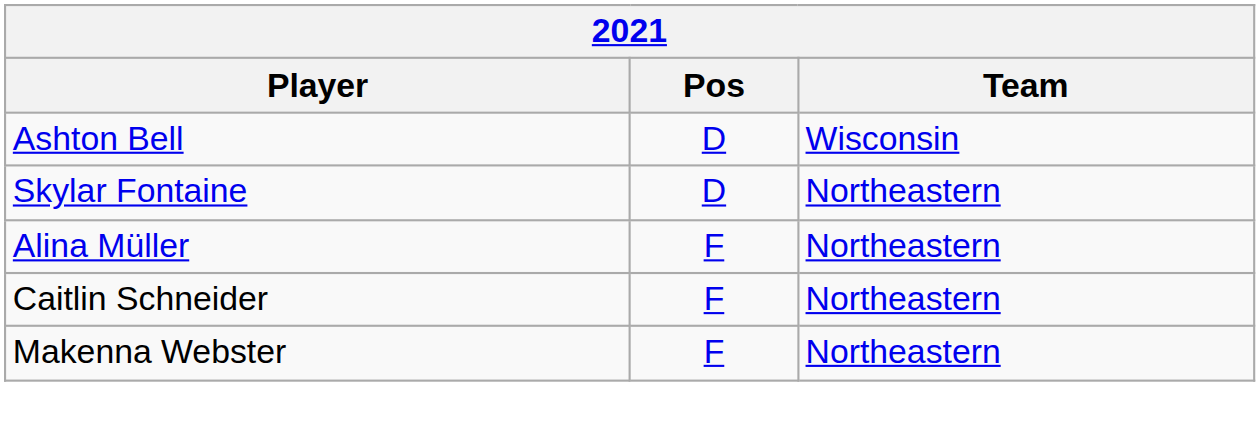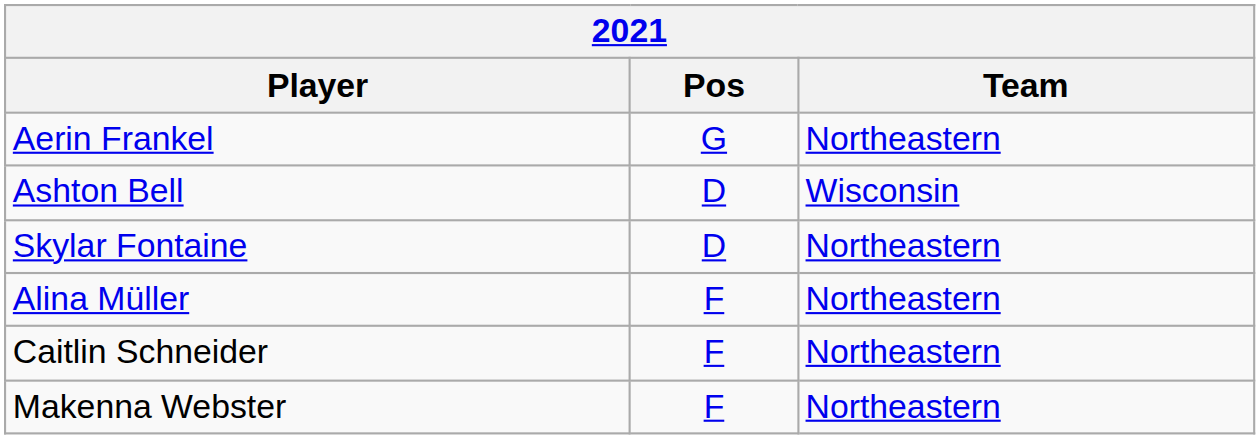+ row: (113, 138)
